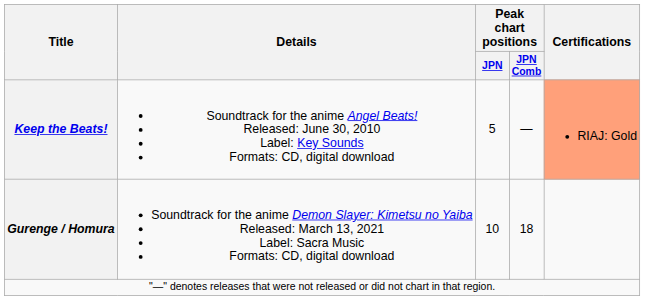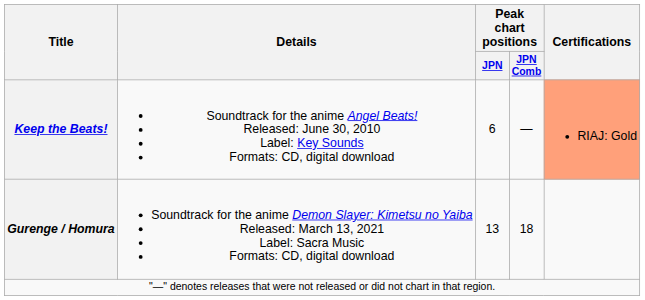(492, 129) 5 -> (492, 129) 6
(492, 229) 10 -> (492, 229) 13
